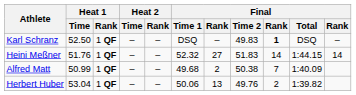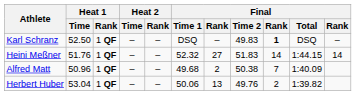(79, 69) 50.99 -> (79, 69) 50.96
